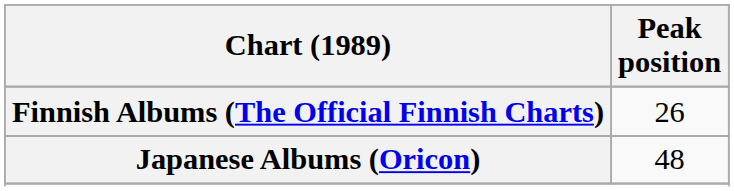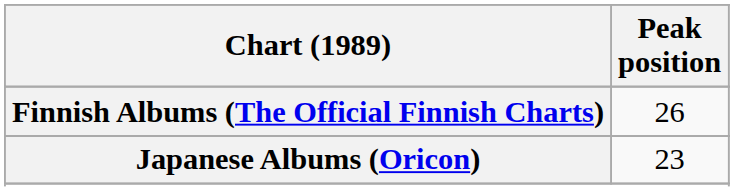(670, 159) 48 -> (670, 159) 23
